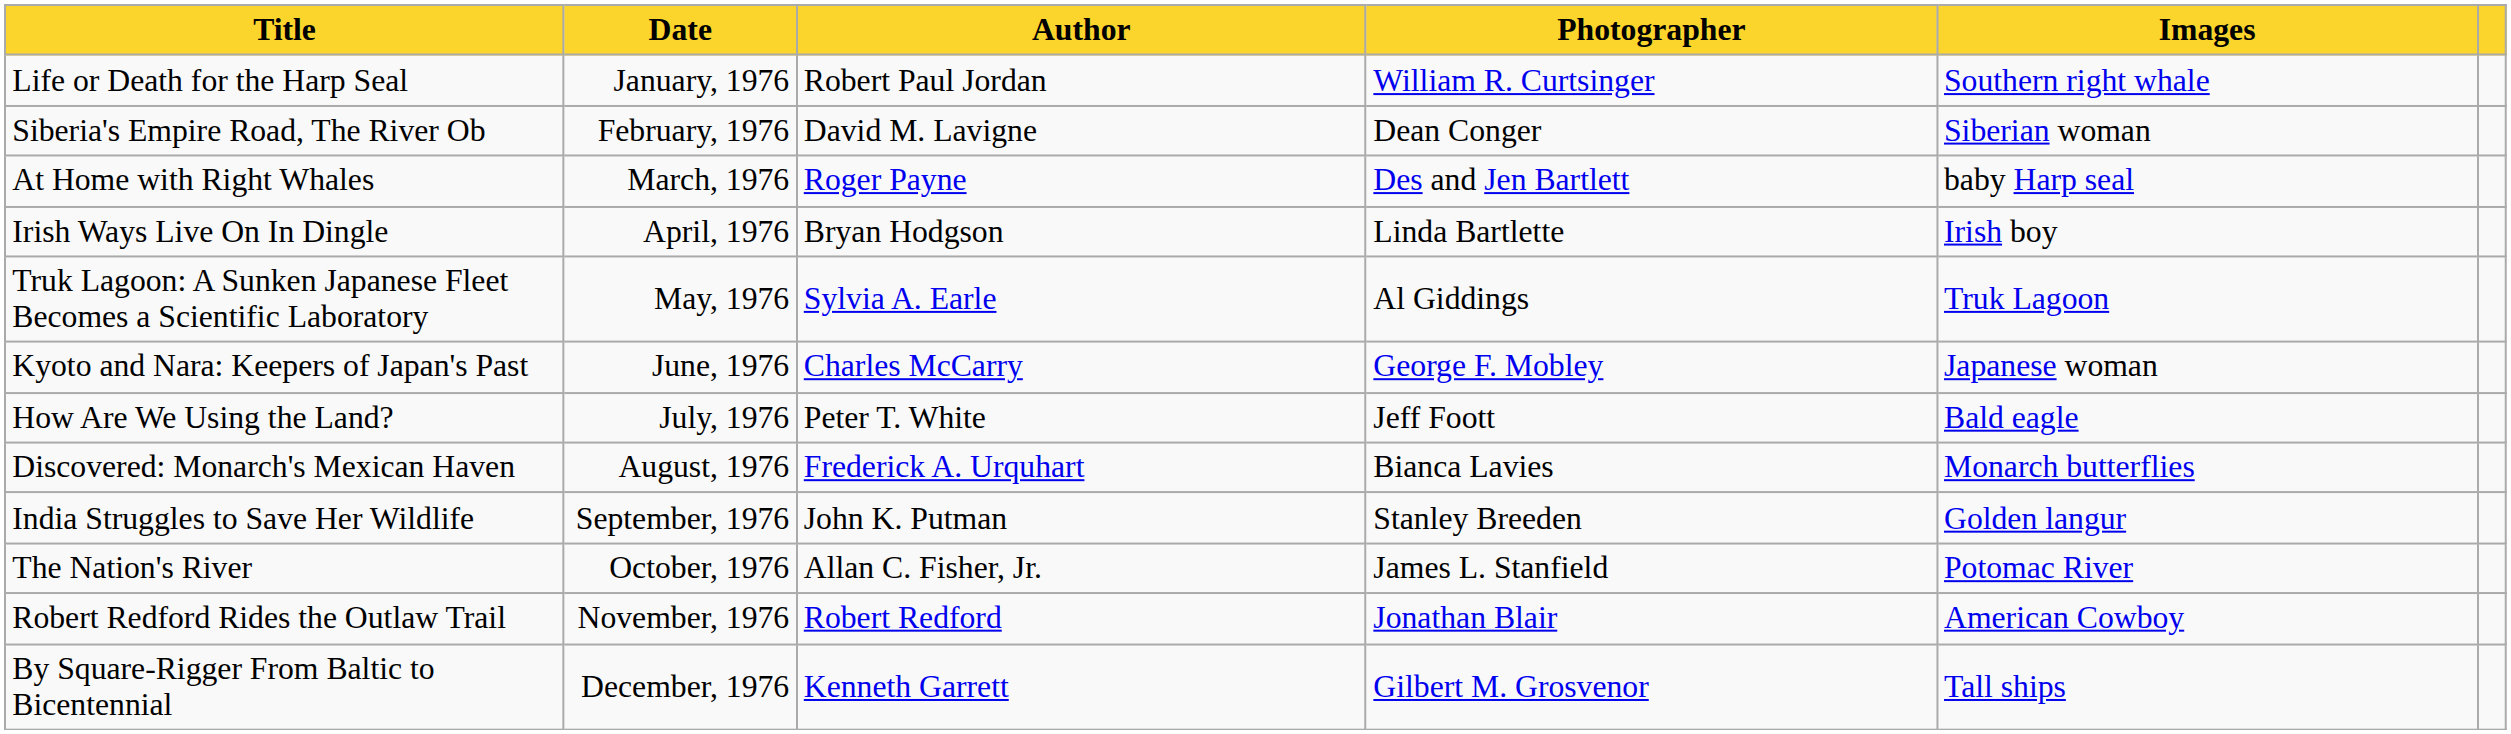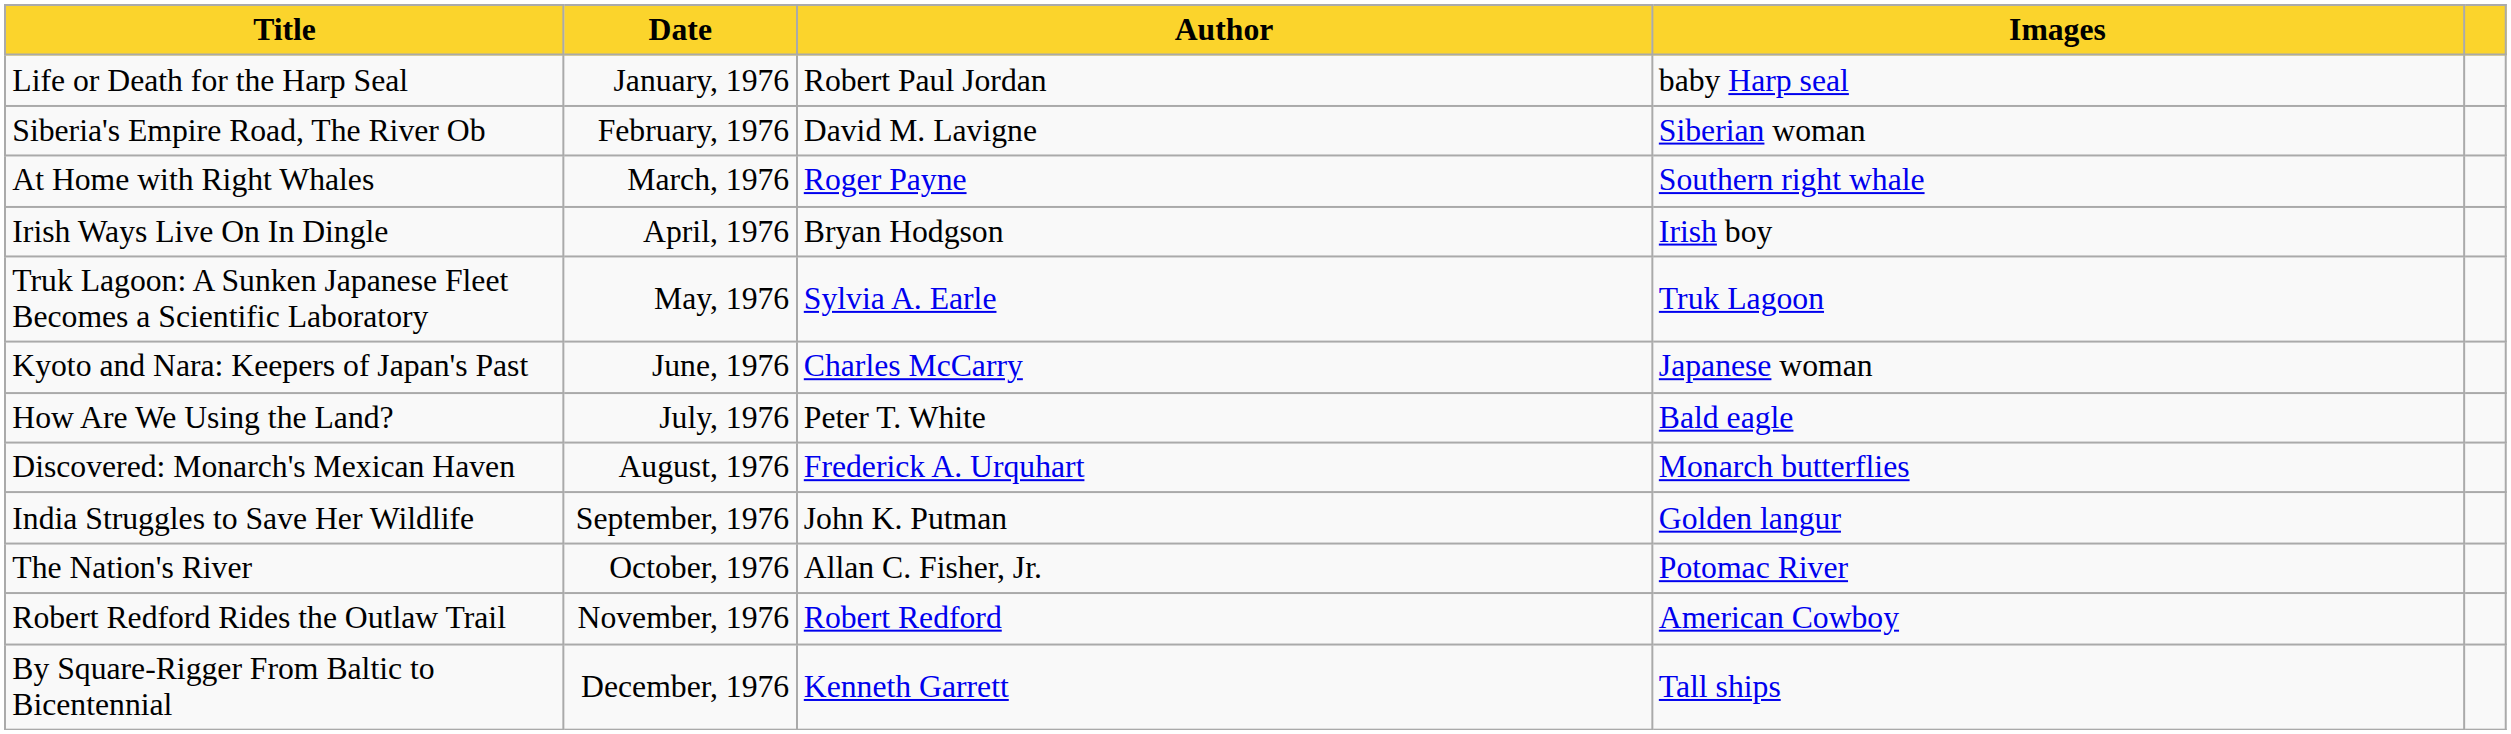- column: (1651, 29)
(2077, 79) Southern right whale -> (1754, 79) baby Harp seal
(2039, 180) baby Harp seal -> (1792, 180) Southern right whale
